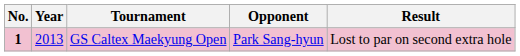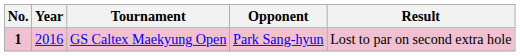(49, 39) 2013 -> (49, 39) 2016
